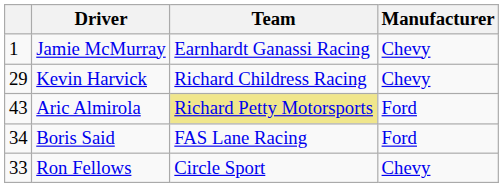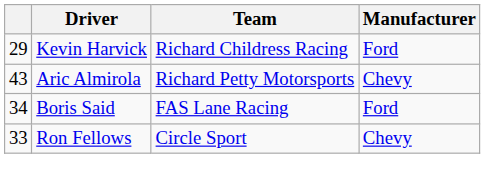- row: (101, 49)
(406, 78) Chevy -> (381, 49) Ford
(274, 108) khaki background -> (255, 78) no background
(399, 108) Ford -> (387, 78) Chevy
